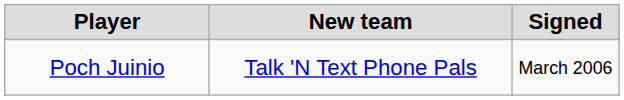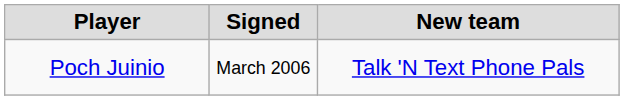columns swapped: (565, 22) <-> (361, 22)
